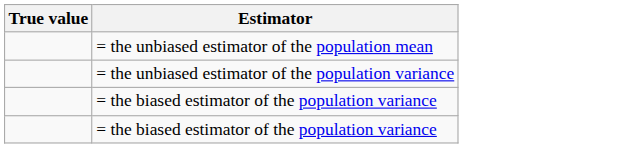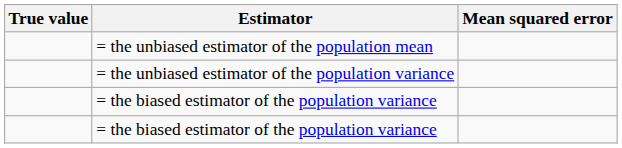+ column: (538, 18)
